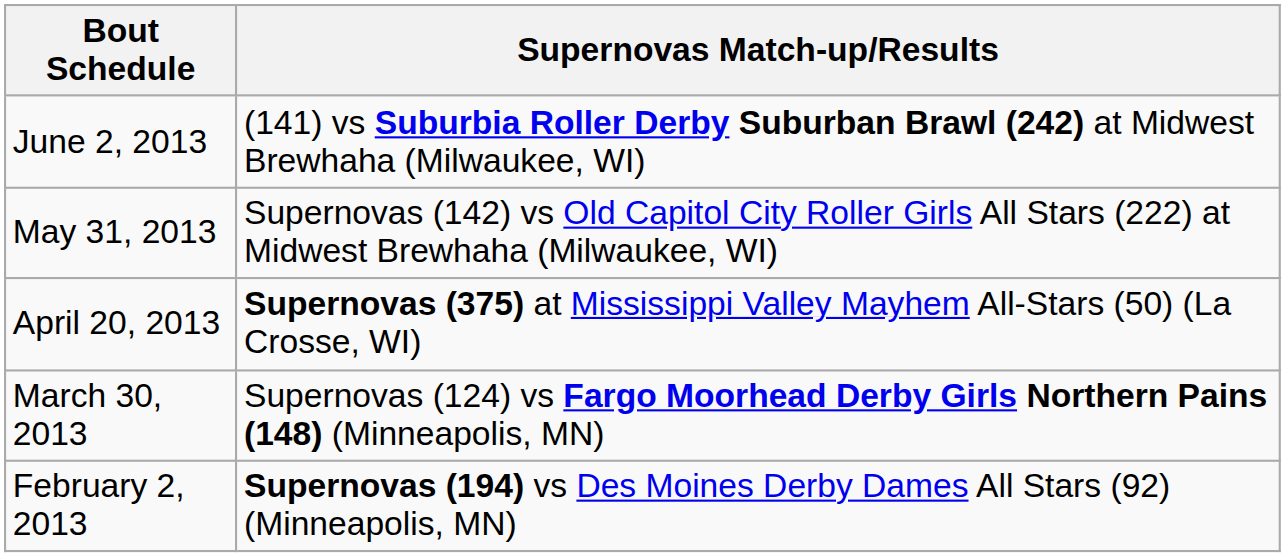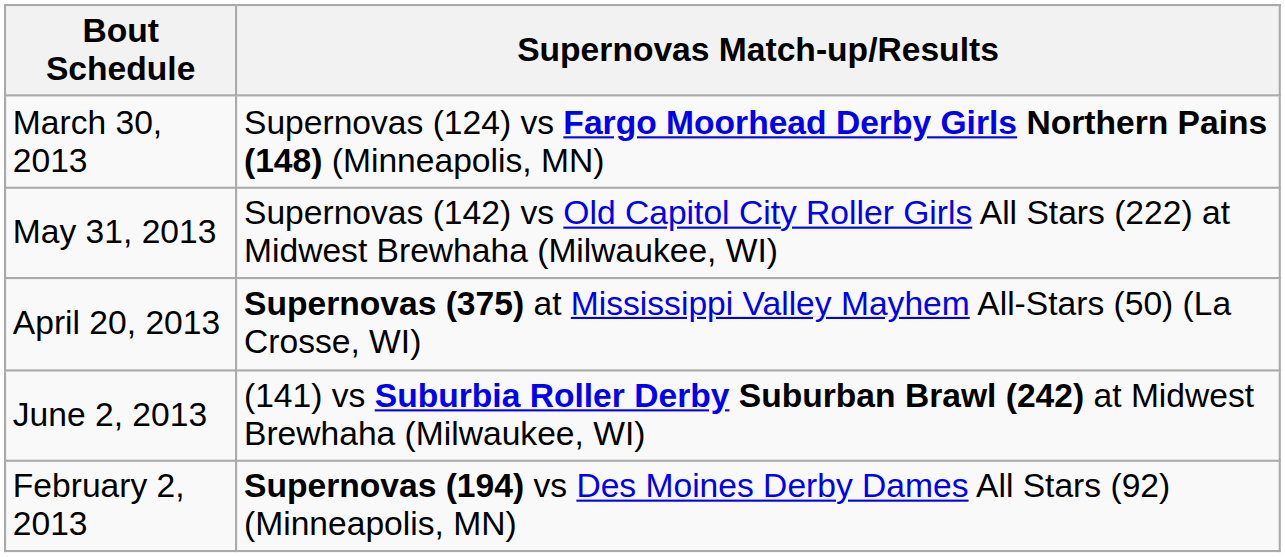rows swapped: (110, 141) <-> (87, 414)
